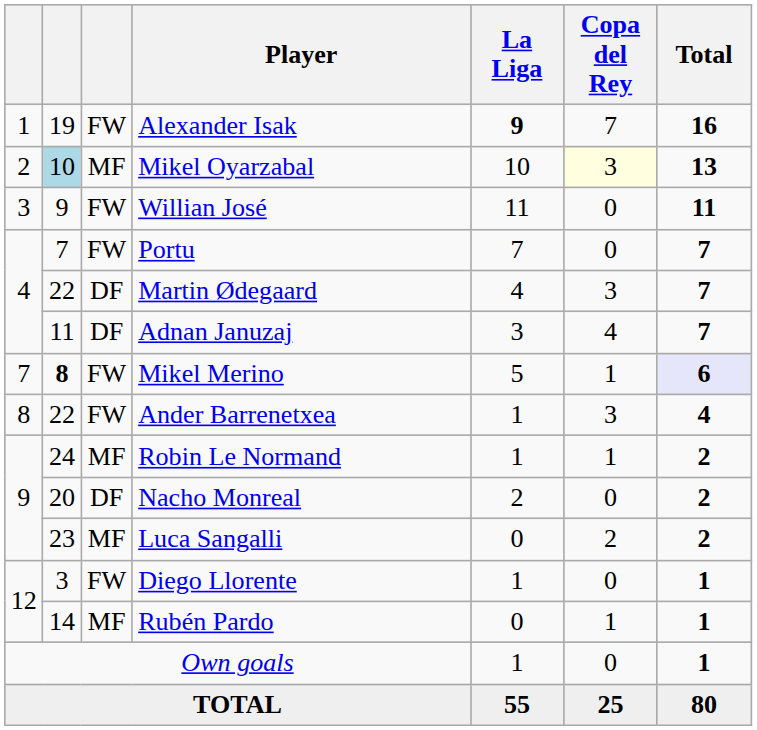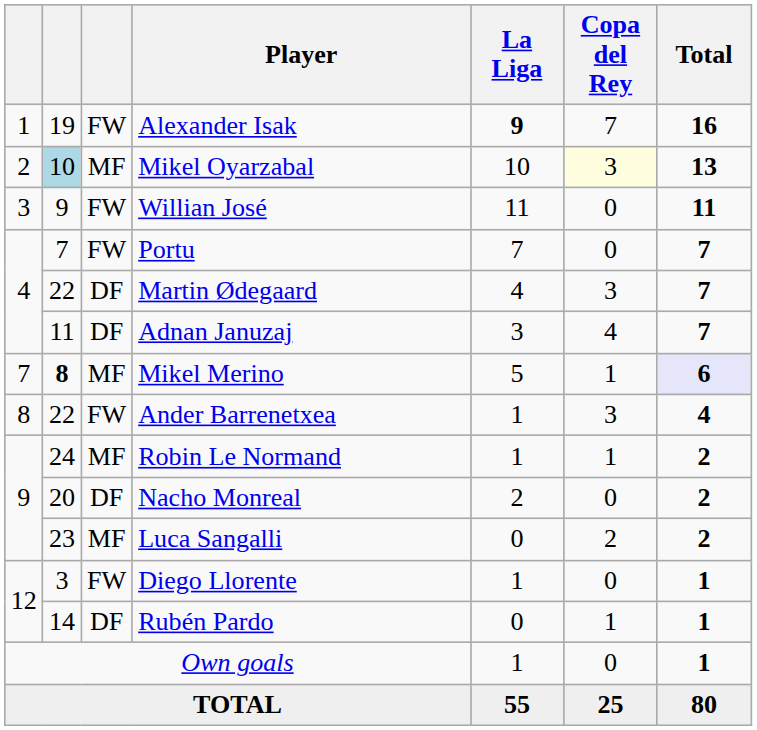(107, 373) FW -> (107, 373) MF
(107, 621) MF -> (107, 621) DF
